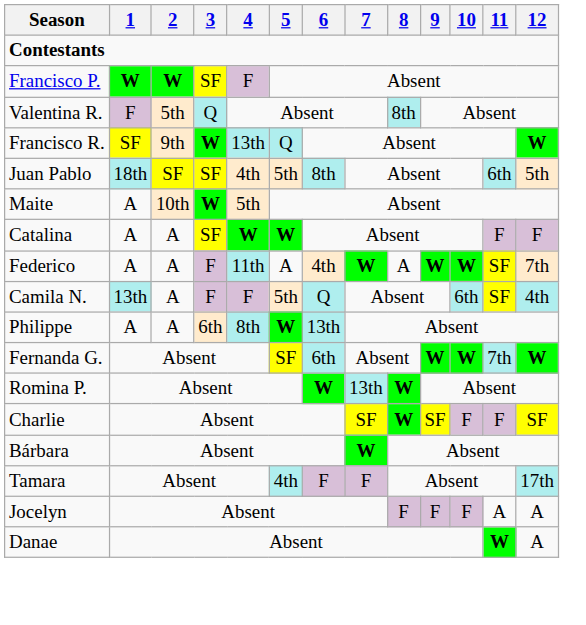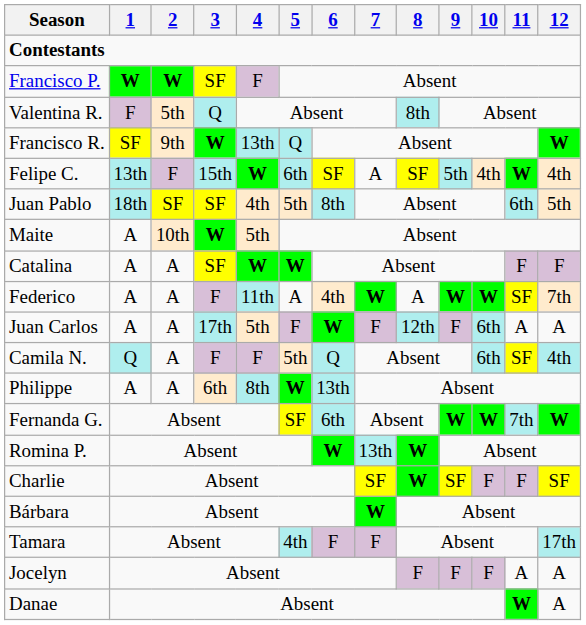+ row: (44, 173)
+ row: (53, 326)
(130, 295) 13th -> (130, 357) Q
